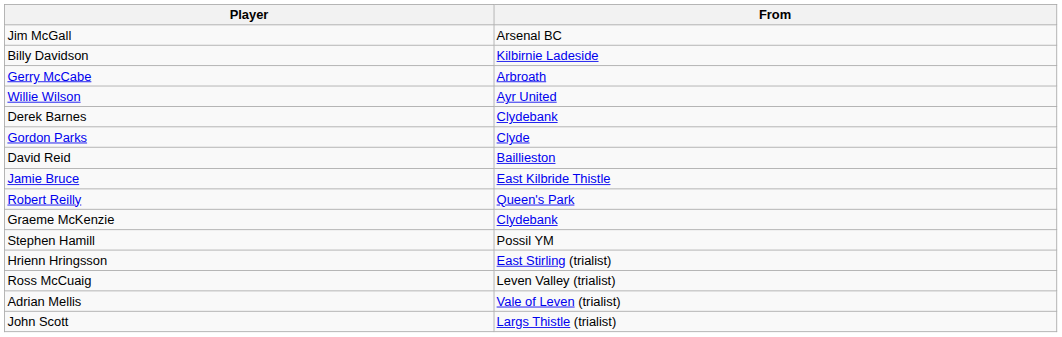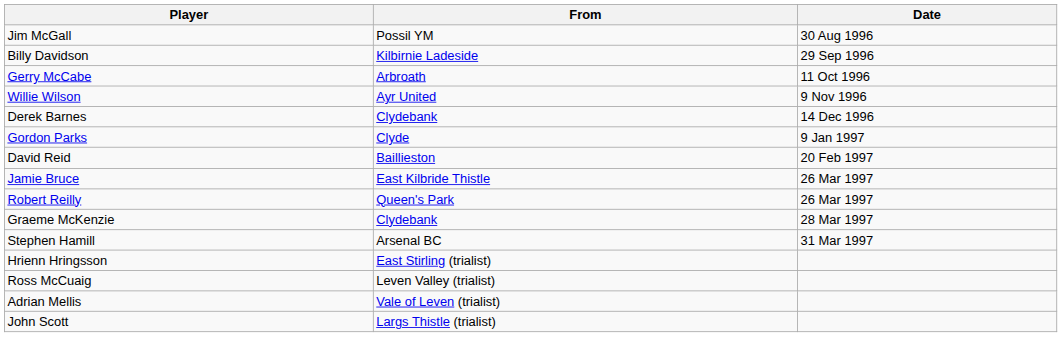+ column: (927, 15)
(529, 35) Arsenal BC -> (405, 35) Possil YM
(525, 240) Possil YM -> (409, 240) Arsenal BC
